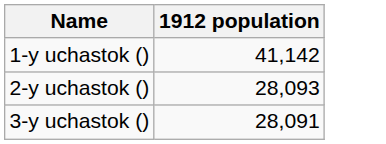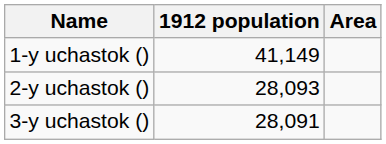+ column: (353, 21)
(287, 54) 41,142 -> (287, 54) 41,149
